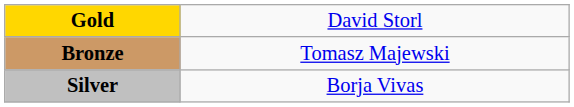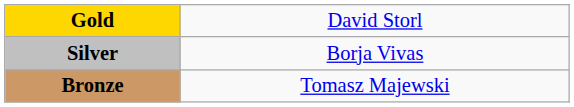rows swapped: (92, 85) <-> (92, 53)
